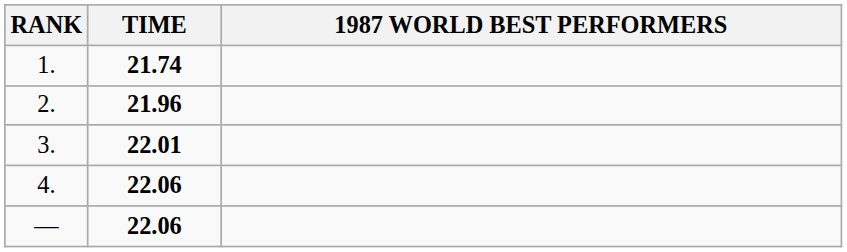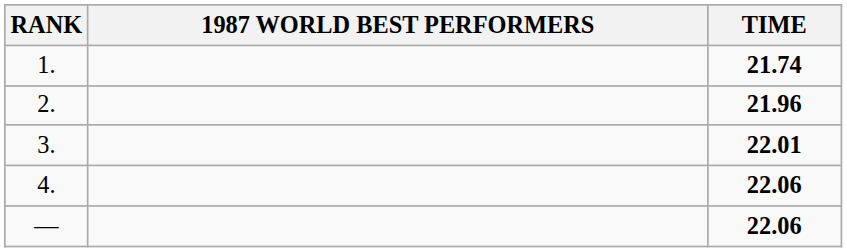columns swapped: (531, 24) <-> (154, 24)
